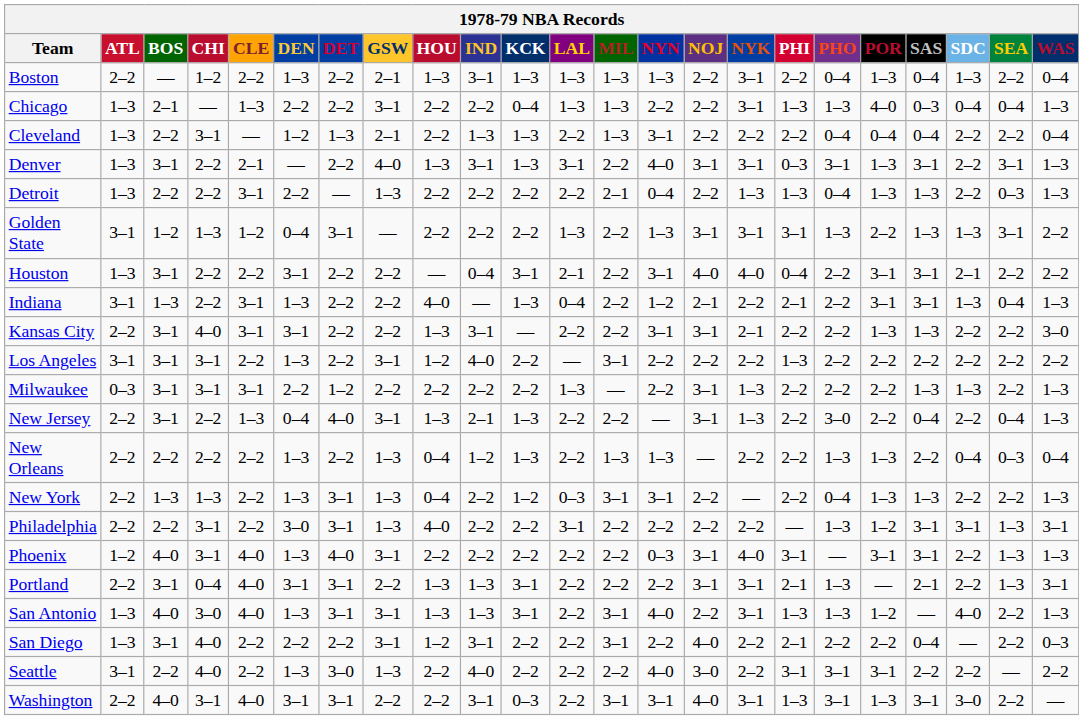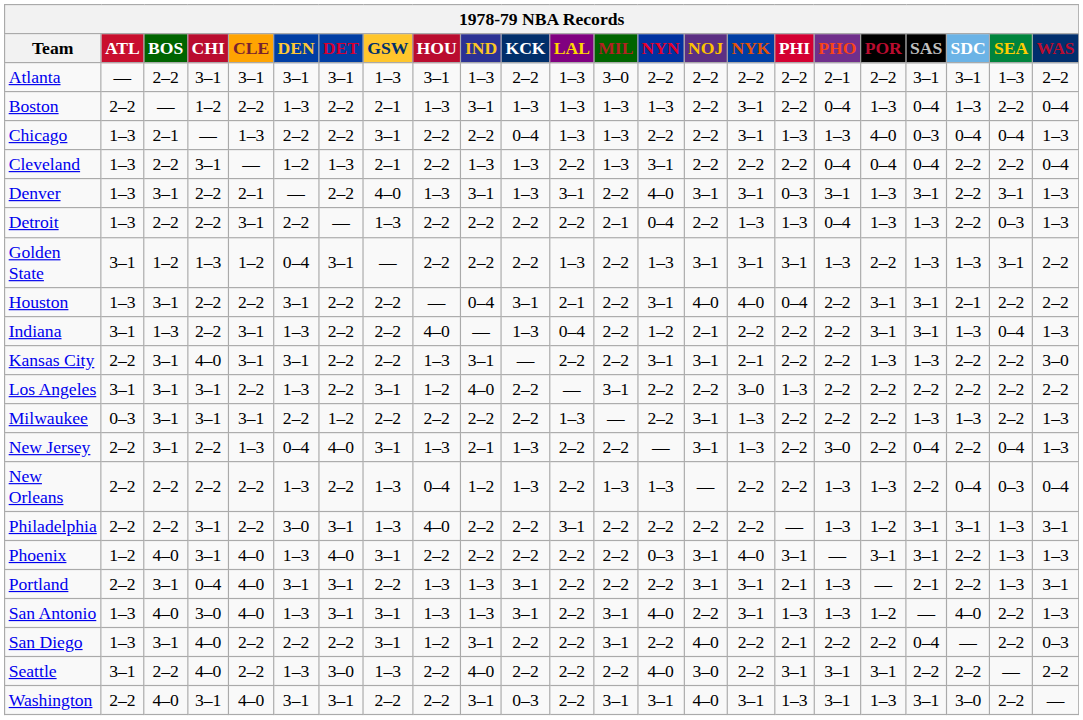+ row: (35, 77)
(794, 301) 2–1 -> (794, 330) 2–2
(751, 359) 2–2 -> (751, 388) 3–0
- row: (44, 497)
